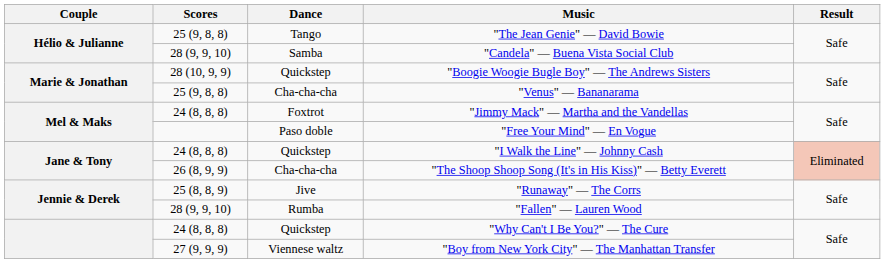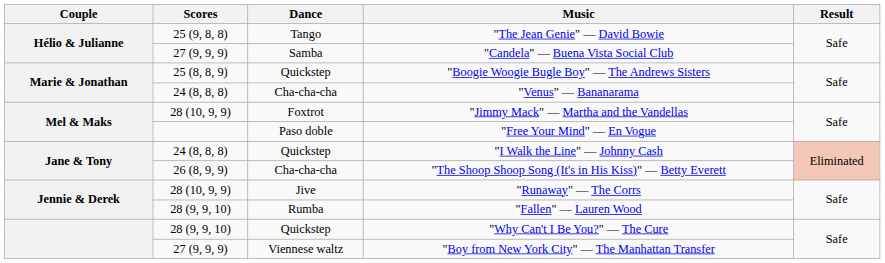(200, 53) 28 (9, 9, 10) -> (200, 53) 27 (9, 9, 9)
(200, 72) 28 (10, 9, 9) -> (200, 72) 25 (8, 8, 9)
(200, 92) 25 (9, 8, 8) -> (200, 92) 24 (8, 8, 8)
(200, 111) 24 (8, 8, 8) -> (200, 111) 28 (10, 9, 9)
(200, 190) 25 (8, 8, 9) -> (200, 190) 28 (10, 9, 9)
(200, 229) 24 (8, 8, 8) -> (200, 229) 28 (9, 9, 10)
